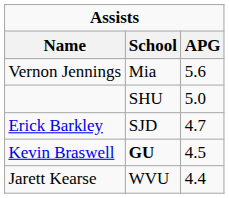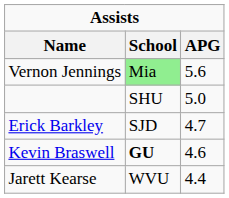(143, 71) no background -> (143, 71) lightgreen background
(195, 152) 4.5 -> (195, 152) 4.6
